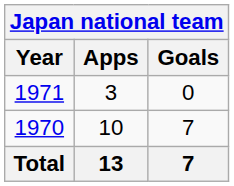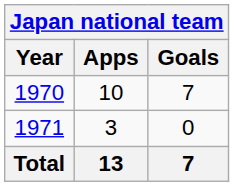rows swapped: (39, 127) <-> (39, 92)
